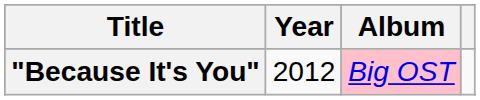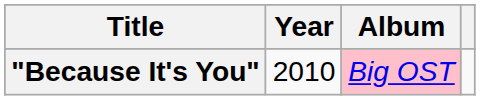(304, 71) 2012 -> (304, 71) 2010
